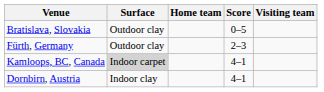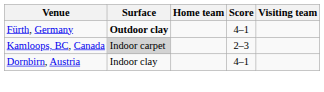- row: (49, 29)
(137, 45) normal -> (139, 29) bold
(238, 45) 2–3 -> (241, 29) 4–1
(238, 62) 4–1 -> (241, 45) 2–3
